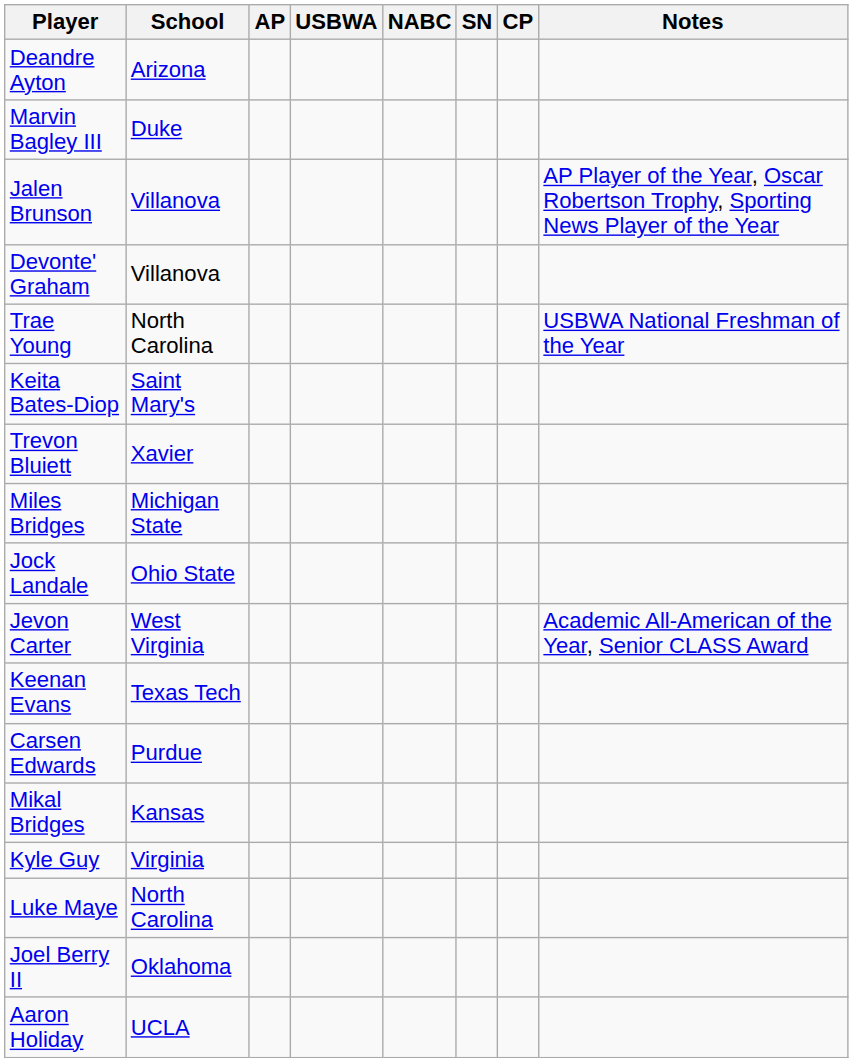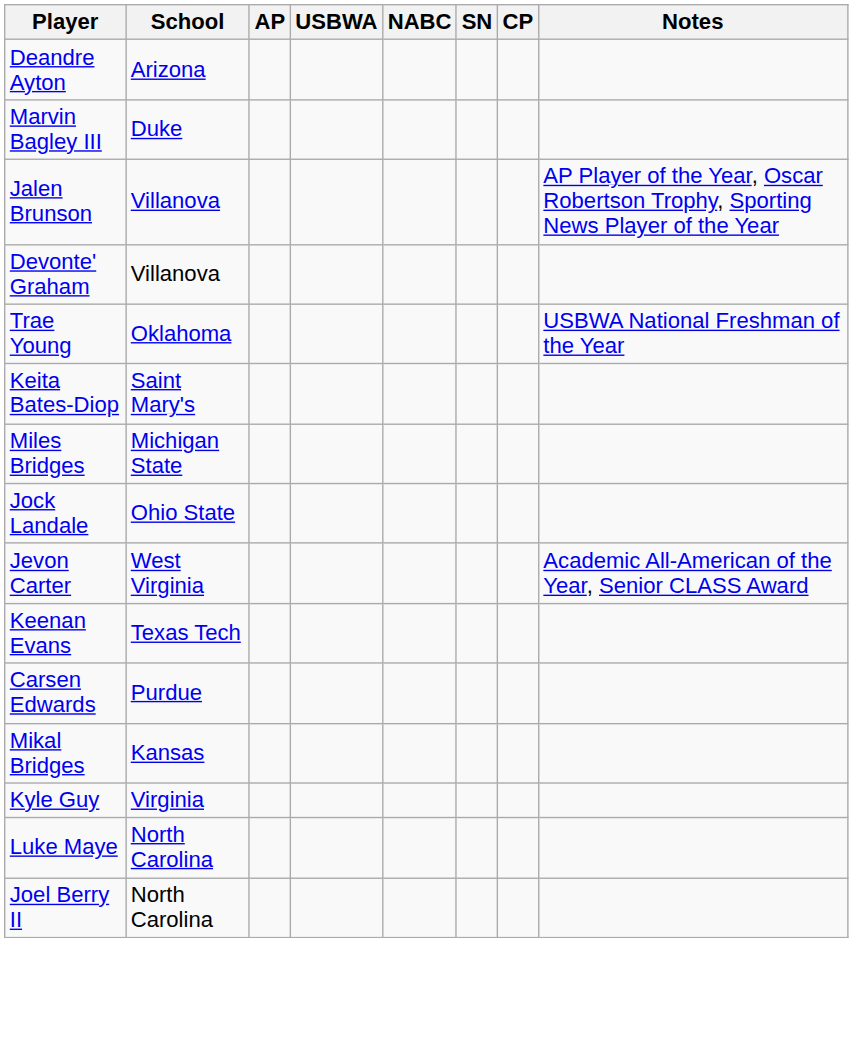(172, 333) North Carolina -> (181, 333) Oklahoma
- row: (44, 453)
(181, 967) Oklahoma -> (172, 907) North Carolina
- row: (47, 1027)
